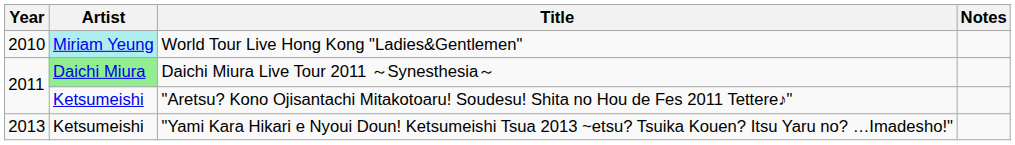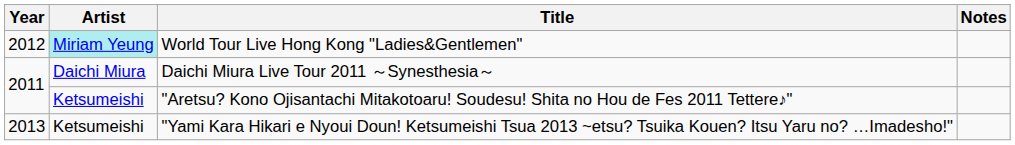(27, 44) 2010 -> (27, 44) 2012
(99, 72) lightgreen background -> (99, 72) no background
